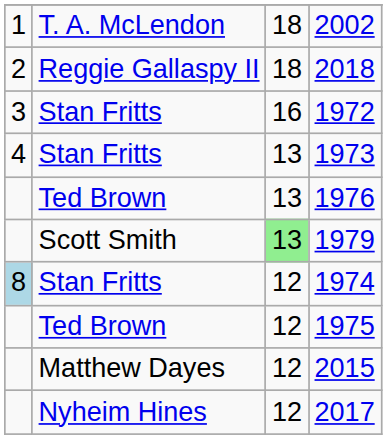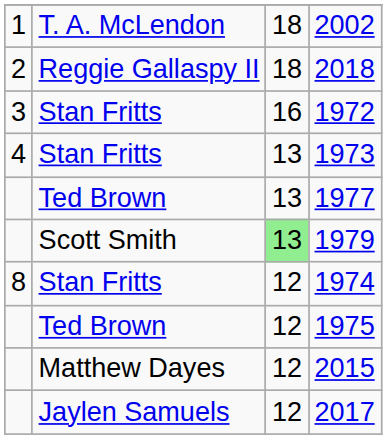- row: (102, 197)
+ row: (102, 197)
(19, 283) lightblue background -> (19, 283) no background
+ row: (134, 411)
- row: (123, 411)
